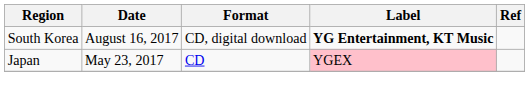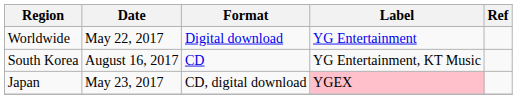+ row: (39, 37)
(246, 37) CD, digital download -> (195, 60) CD
(403, 37) bold -> (397, 60) normal
(195, 60) CD -> (246, 82) CD, digital download
